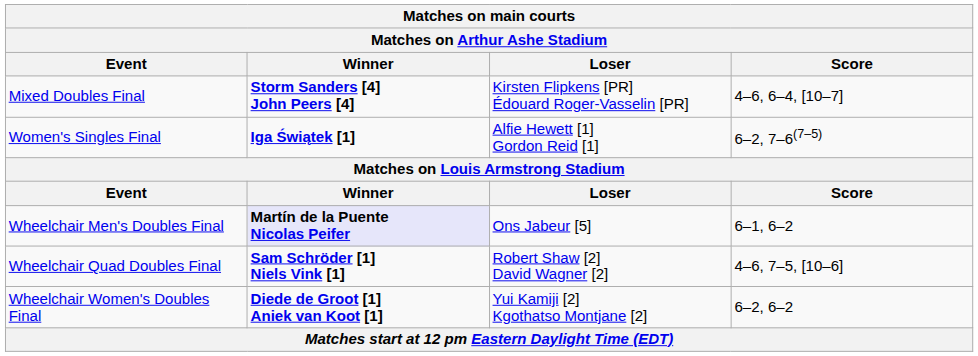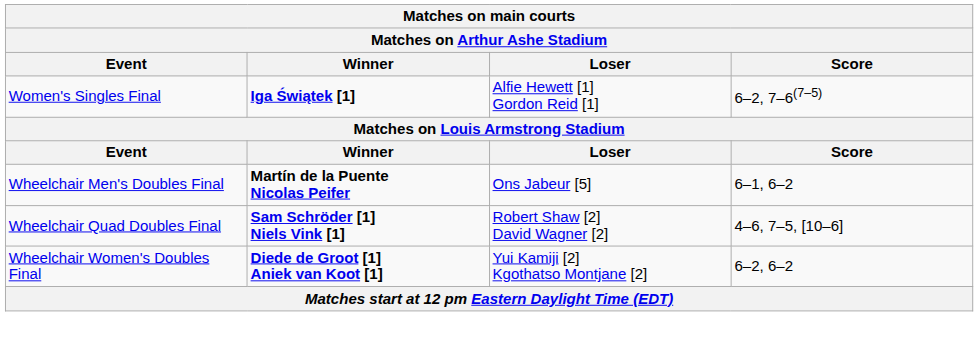- row: (77, 96)
(320, 225) lavender background -> (320, 184) no background
